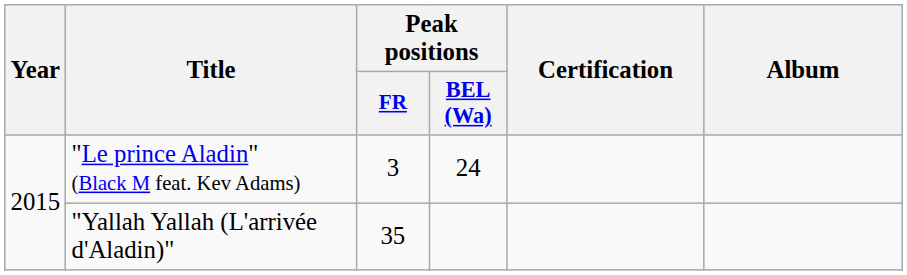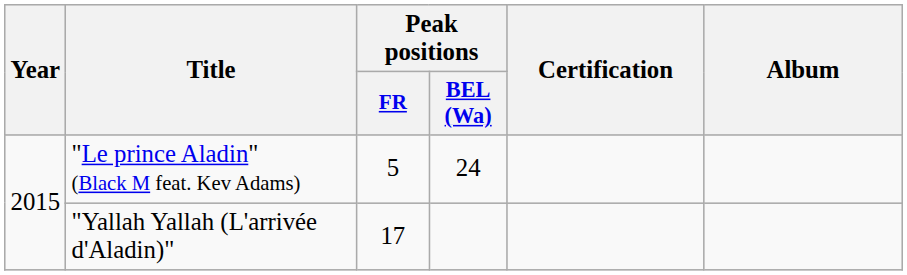(393, 168) 3 -> (393, 168) 5
(393, 235) 35 -> (393, 235) 17
